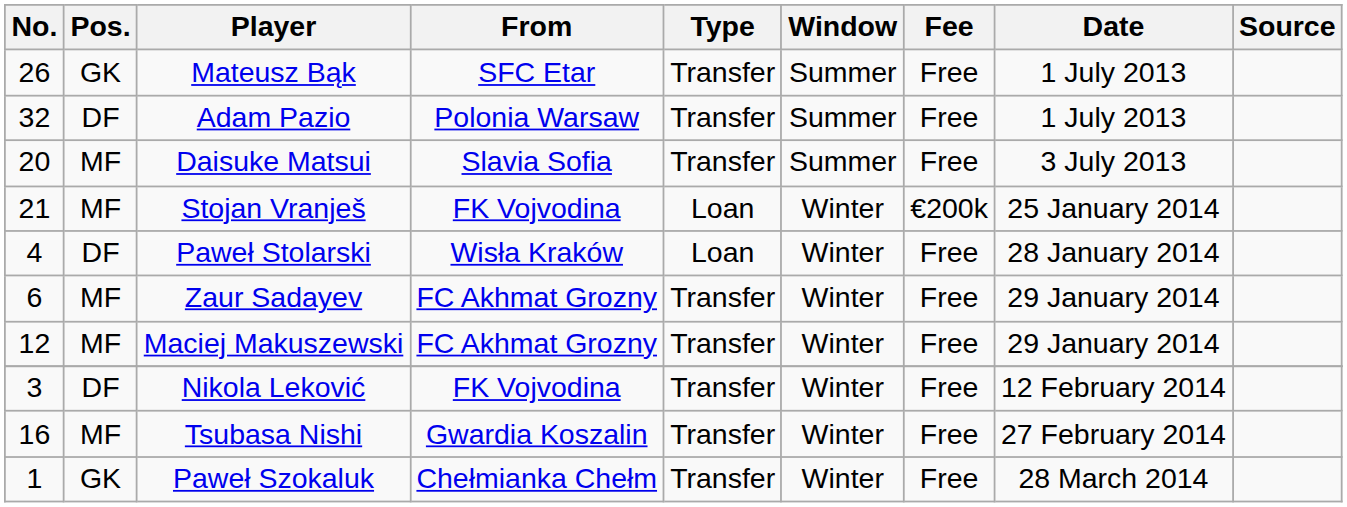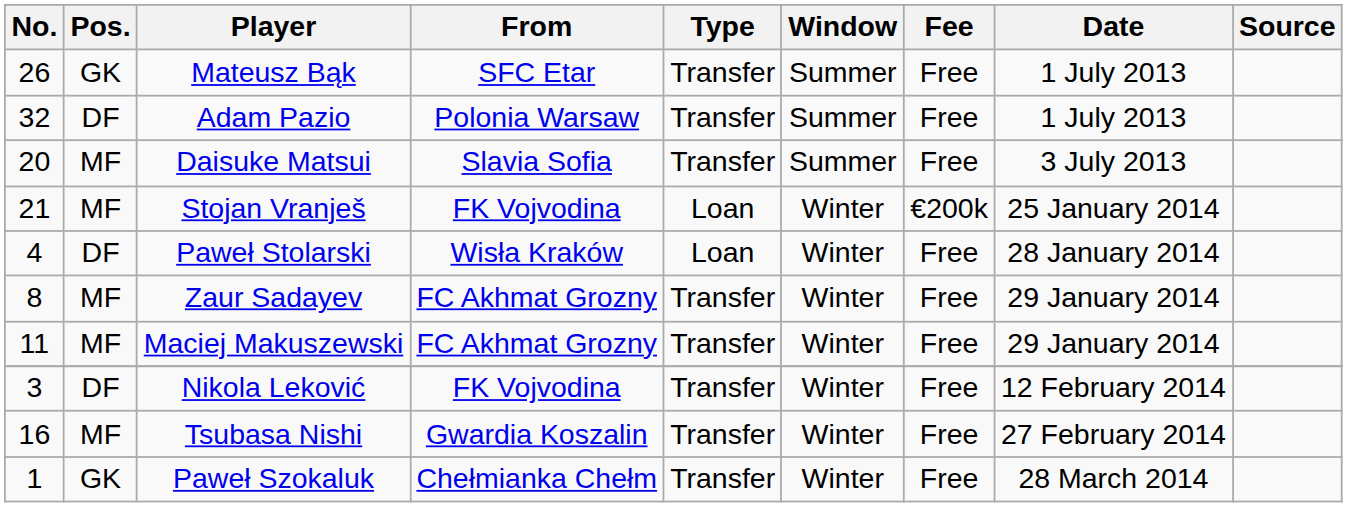(34, 298) 6 -> (34, 298) 8
(34, 343) 12 -> (34, 343) 11
